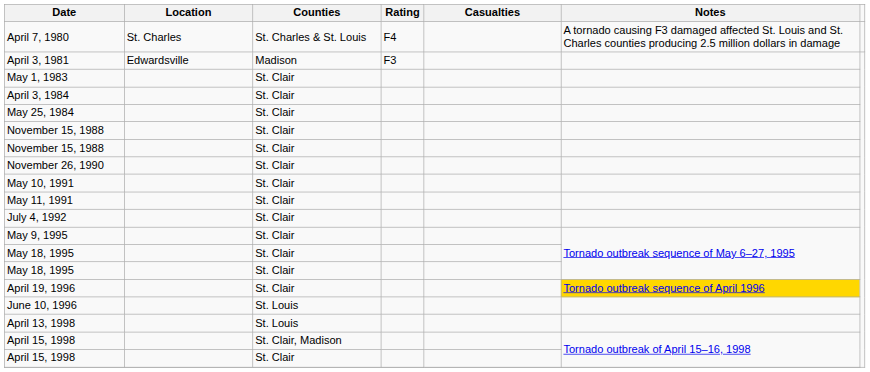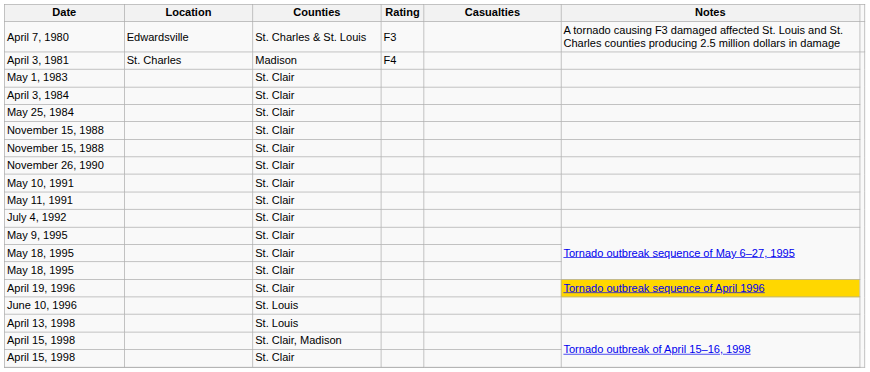(154, 36) St. Charles -> (158, 36) Edwardsville
(390, 36) F4 -> (390, 36) F3
(158, 60) Edwardsville -> (154, 60) St. Charles
(390, 60) F3 -> (390, 60) F4
